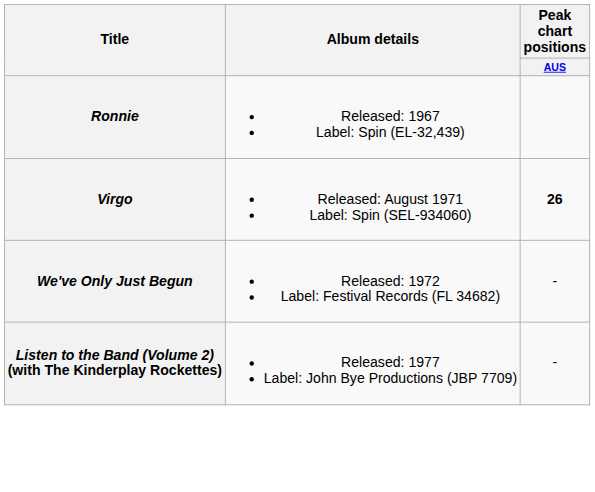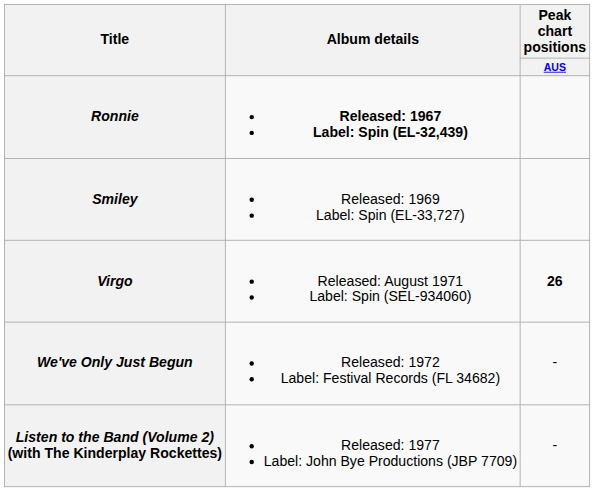(373, 125) normal -> (373, 125) bold
+ row: (115, 199)
